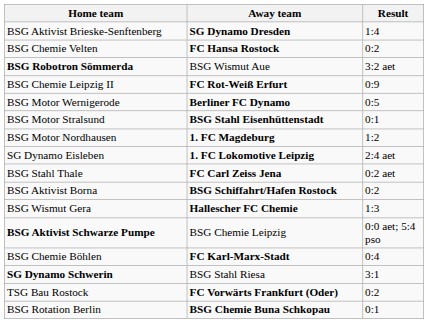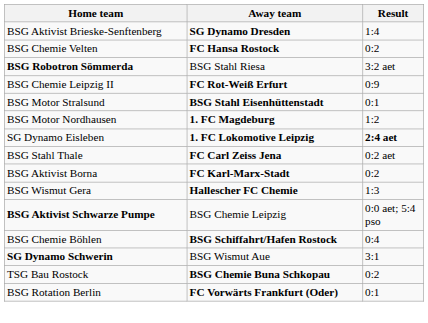(230, 66) BSG Wismut Aue -> (227, 66) BSG Stahl Riesa
- row: (63, 102)
(380, 155) normal -> (381, 137) bold
(263, 191) BSG Schiffahrt/Hafen Rostock -> (240, 173) FC Karl-Marx-Stadt
(240, 256) FC Karl-Marx-Stadt -> (263, 239) BSG Schiffahrt/Hafen Rostock
(227, 274) BSG Stahl Riesa -> (230, 256) BSG Wismut Aue
(264, 292) FC Vorwärts Frankfurt (Oder) -> (260, 274) BSG Chemie Buna Schkopau
(260, 310) BSG Chemie Buna Schkopau -> (264, 292) FC Vorwärts Frankfurt (Oder)
